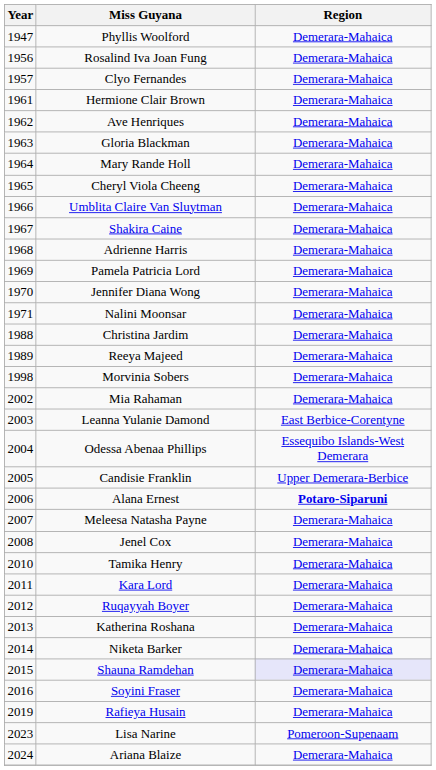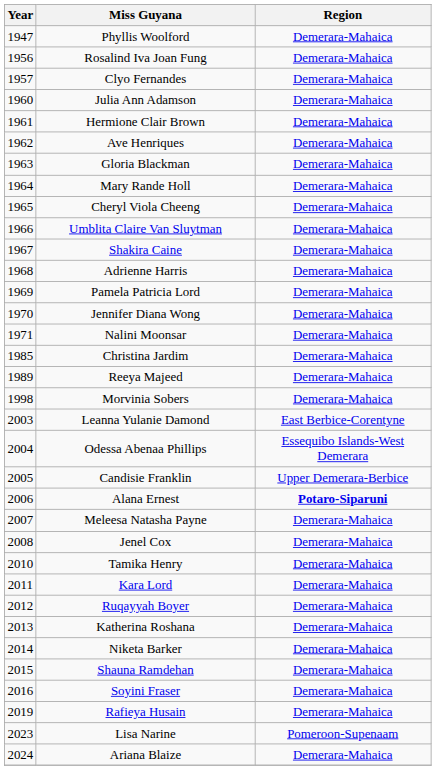+ row: (145, 100)
(20, 334) 1988 -> (20, 356) 1985
- row: (145, 398)
(343, 669) lavender background -> (343, 669) no background
